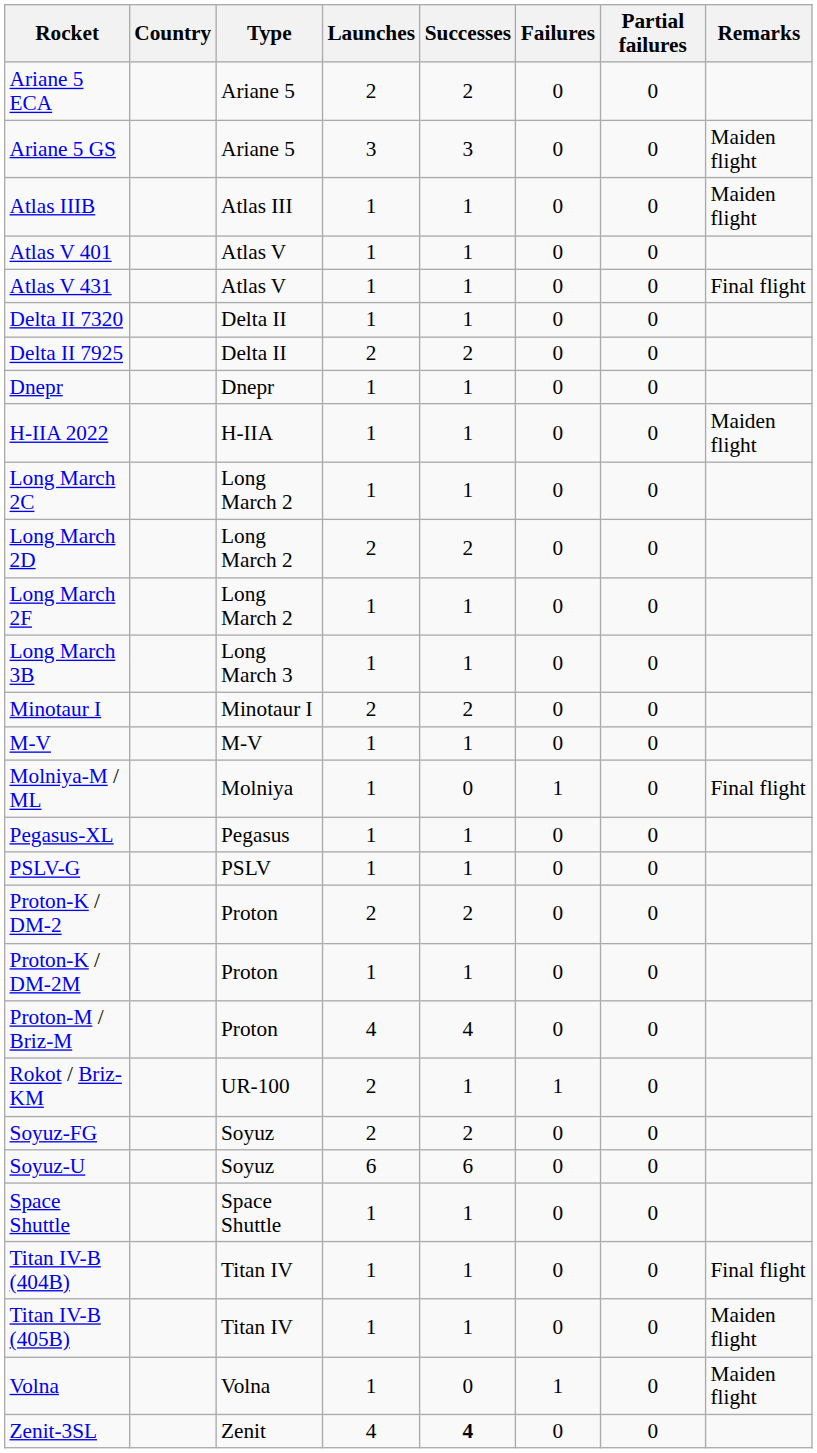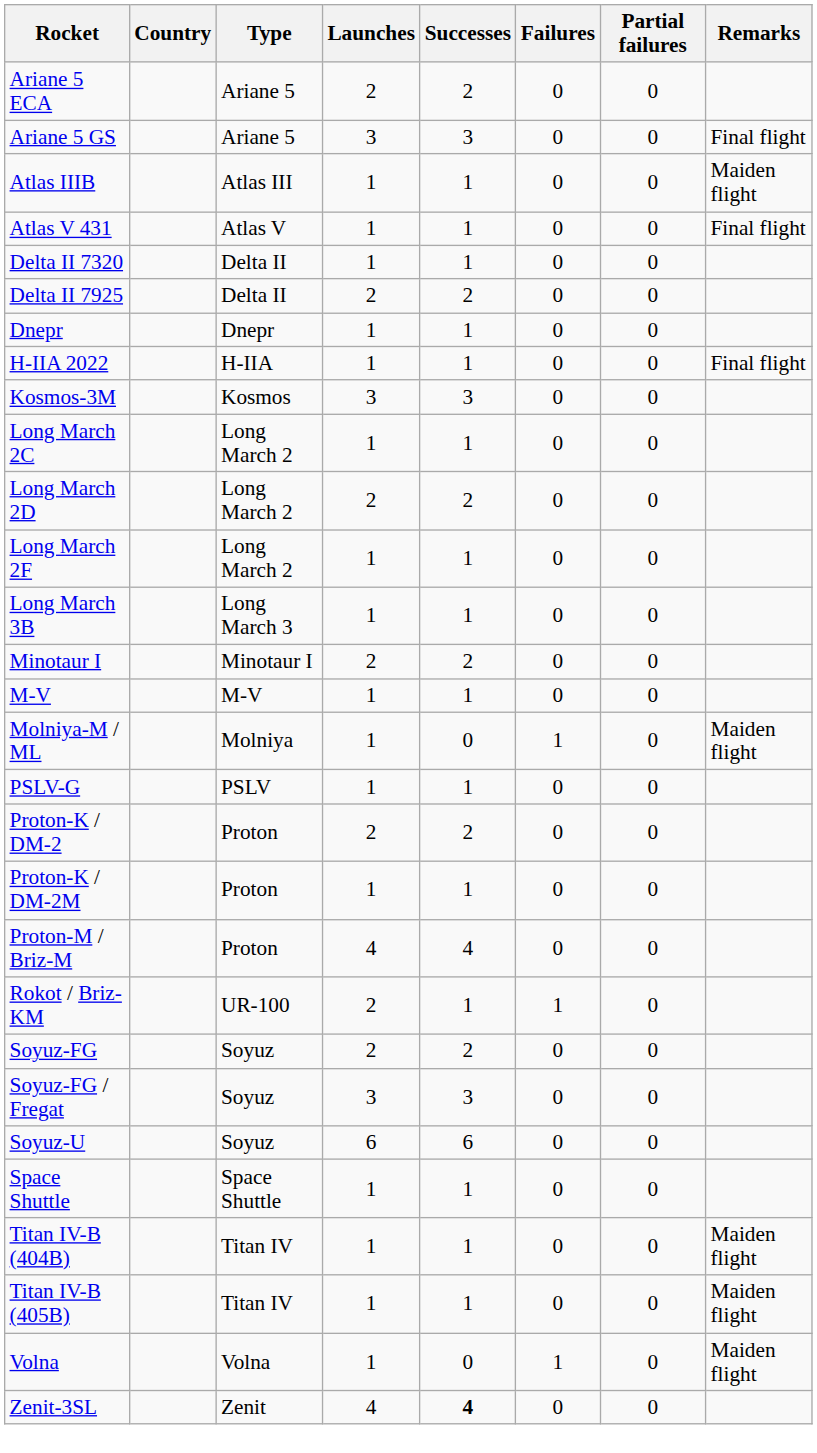(743, 148) Maiden flight -> (758, 136) Final flight
- row: (61, 252)
(743, 432) Maiden flight -> (758, 363) Final flight
+ row: (63, 396)
(758, 788) Final flight -> (743, 740) Maiden flight
- row: (62, 834)
+ row: (59, 1096)
(758, 1269) Final flight -> (743, 1245) Maiden flight
